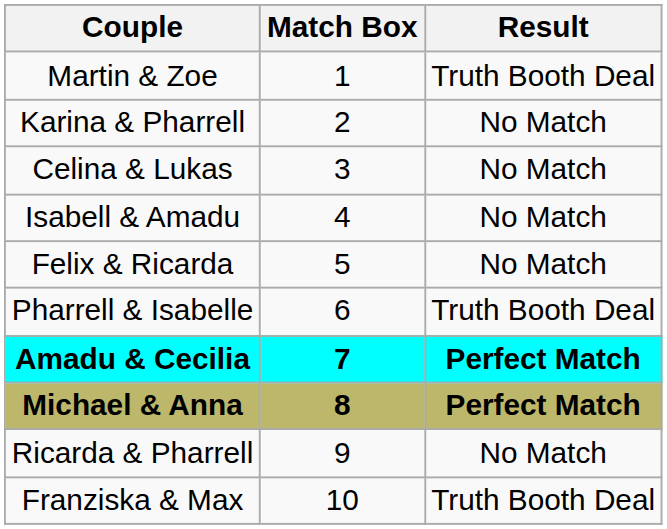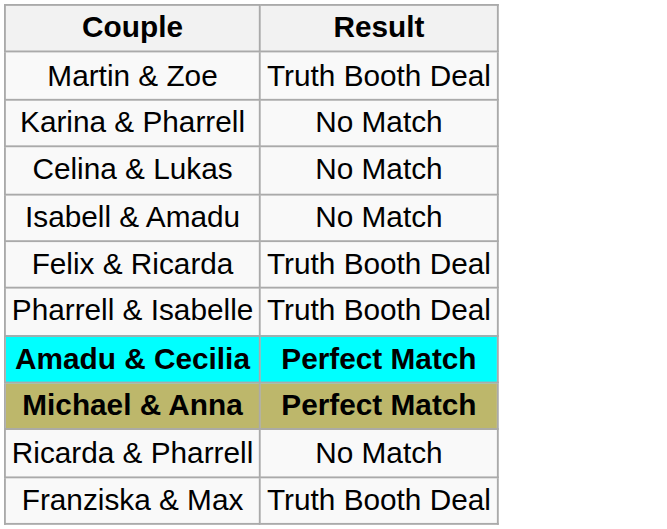- column: (342, 28)
(543, 264) No Match -> (379, 264) Truth Booth Deal
